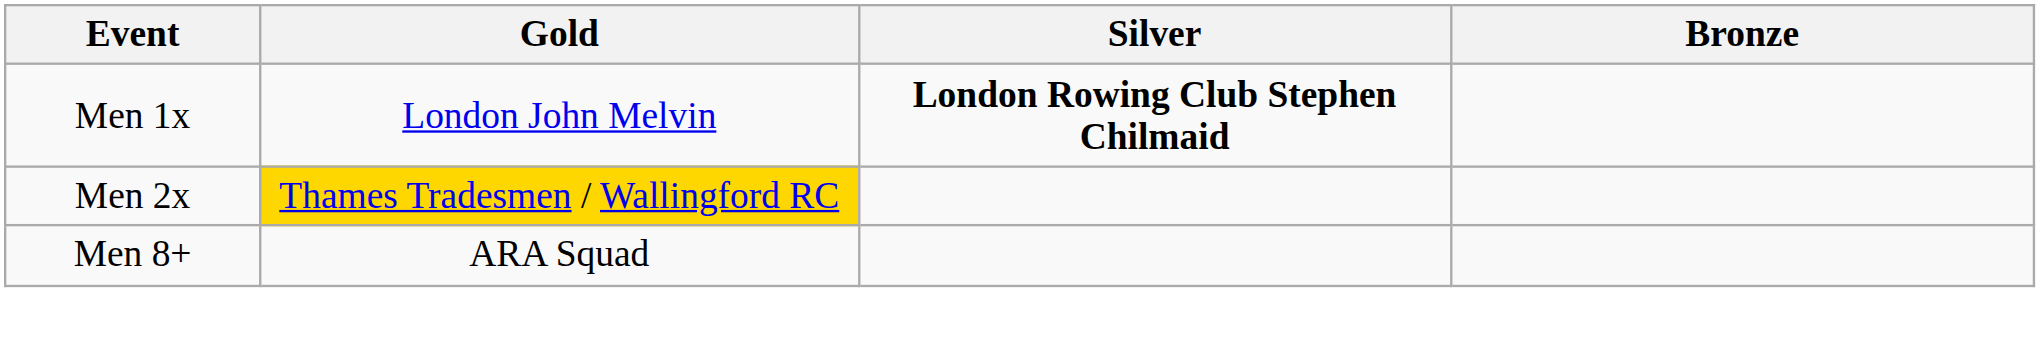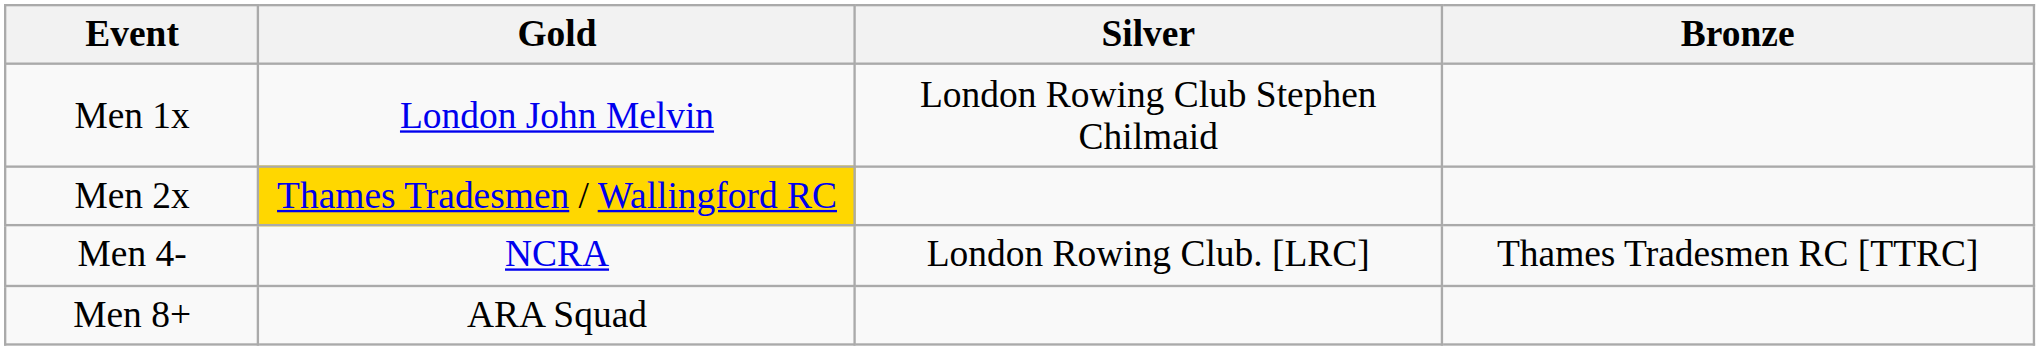(1155, 114) bold -> (1148, 114) normal
+ row: (132, 254)
